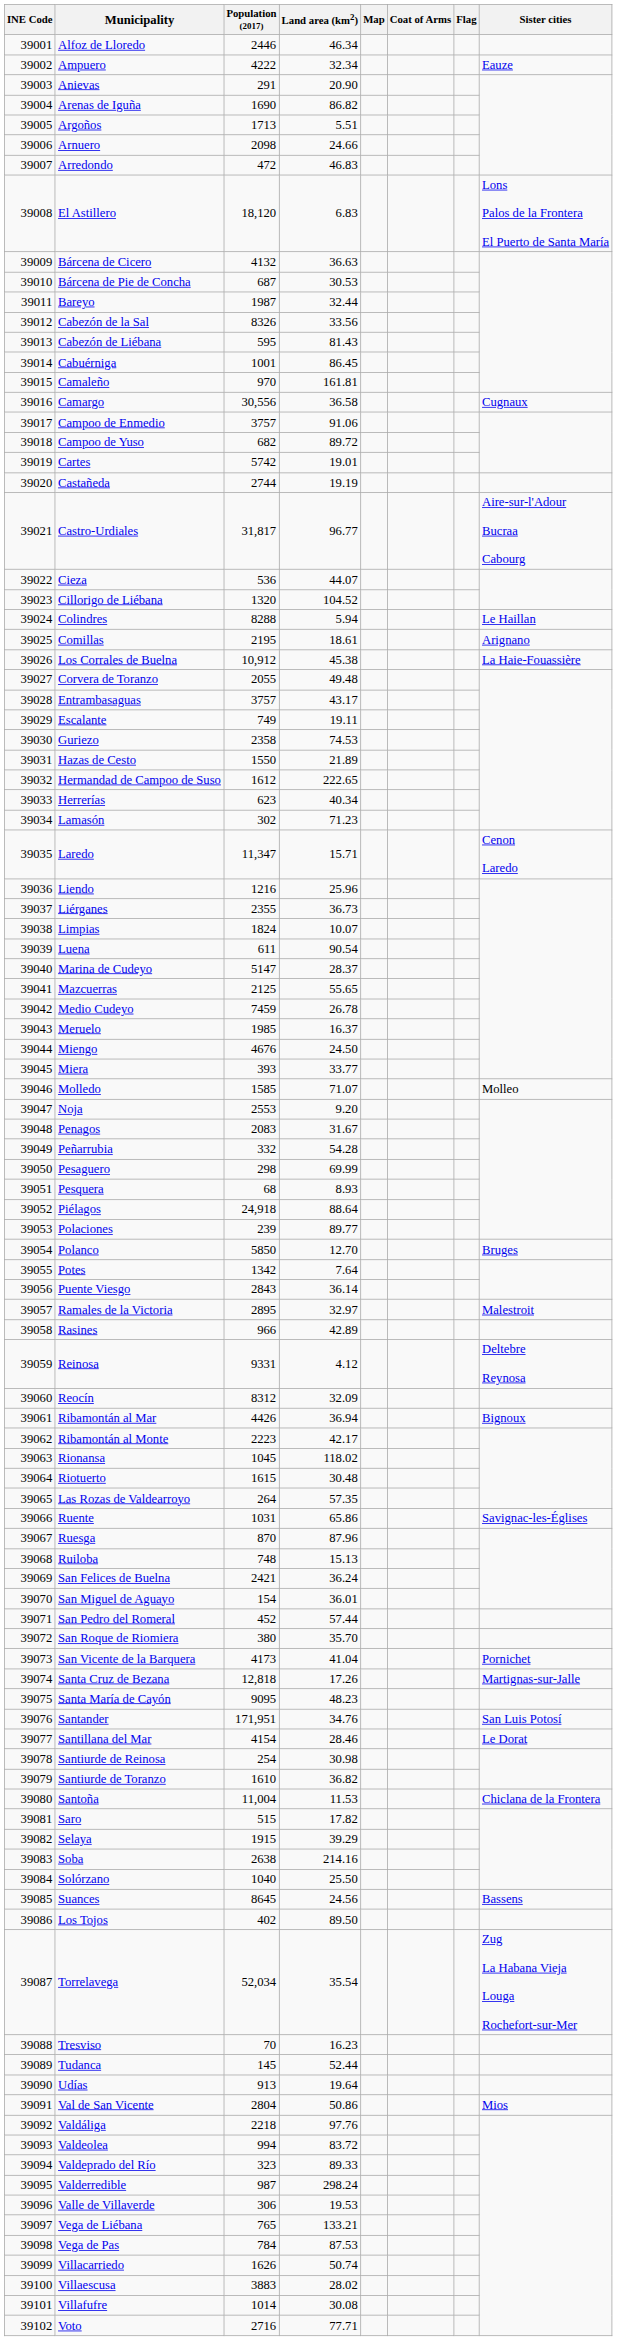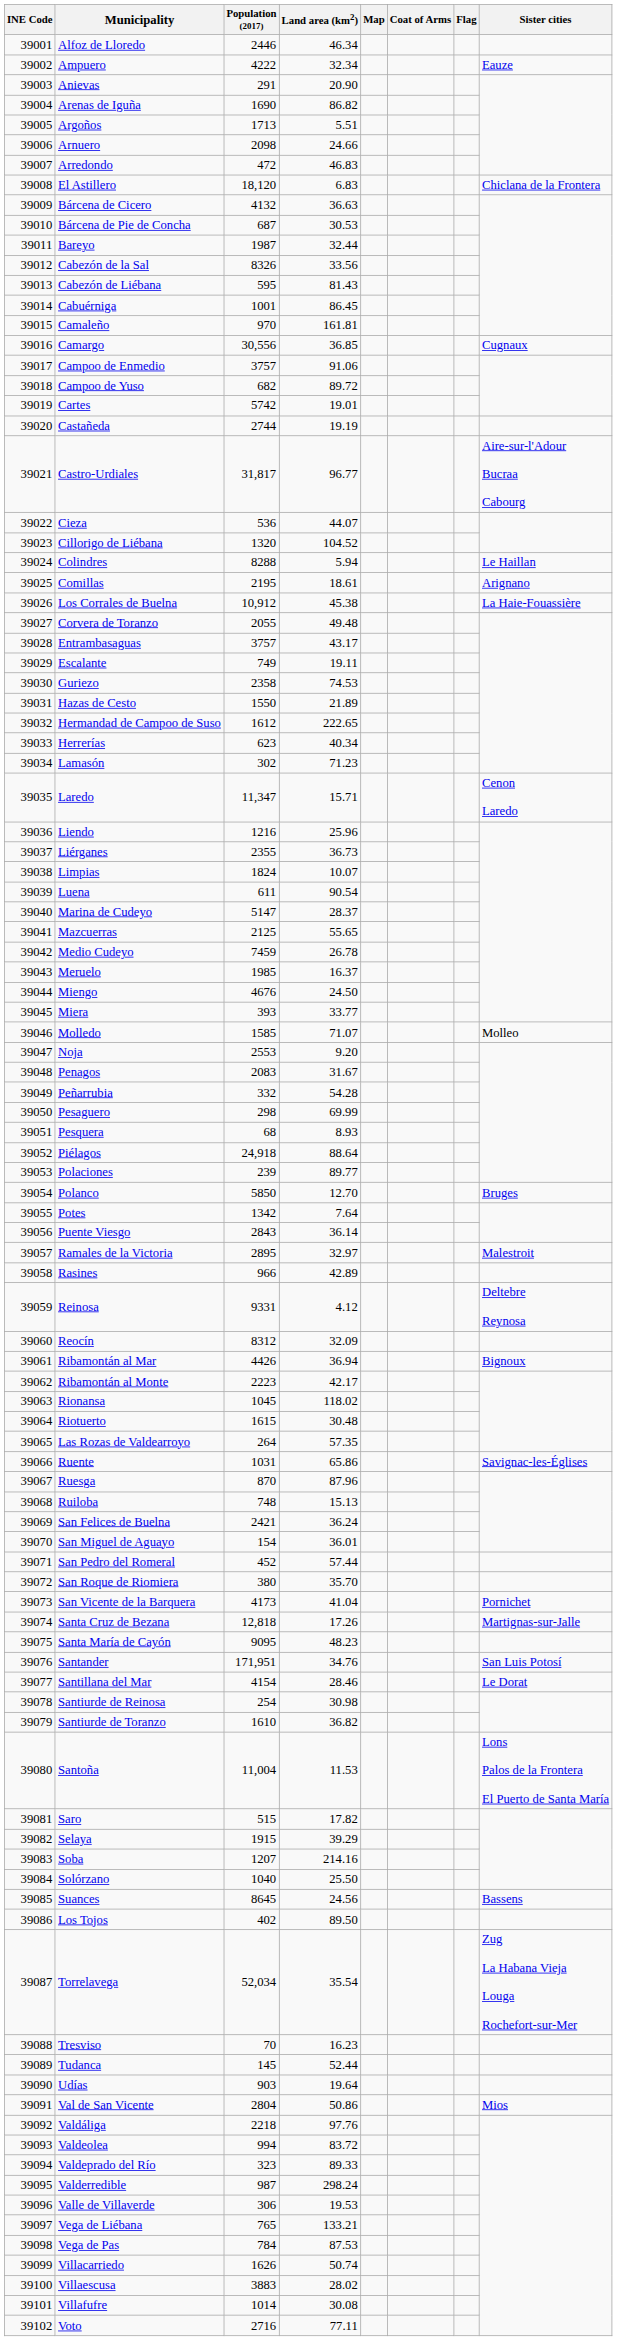(546, 213) Lons Palos de la Frontera El Puerto de Santa María -> (541, 185) Chiclana de la Frontera
(344, 402) 36.58 -> (344, 345) 36.85
(541, 1799) Chiclana de la Frontera -> (546, 1770) Lons Palos de la Frontera El Puerto de Santa María
(264, 1859) 2638 -> (264, 1859) 1207
(267, 2084) 913 -> (267, 2084) 903
(344, 2325) 77.71 -> (344, 2325) 77.11
